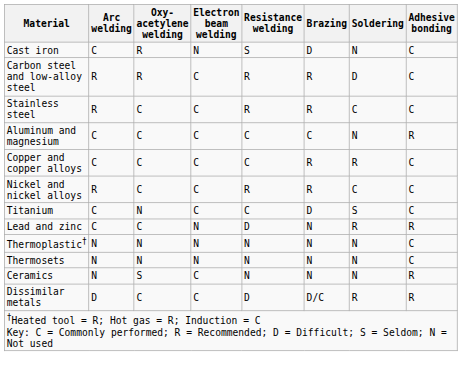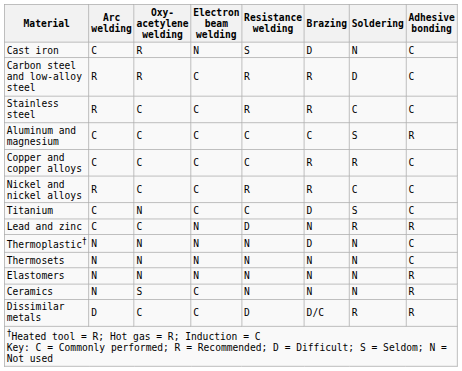(355, 136) N -> (355, 136) S
(310, 243) N -> (310, 243) D
+ row: (36, 276)
